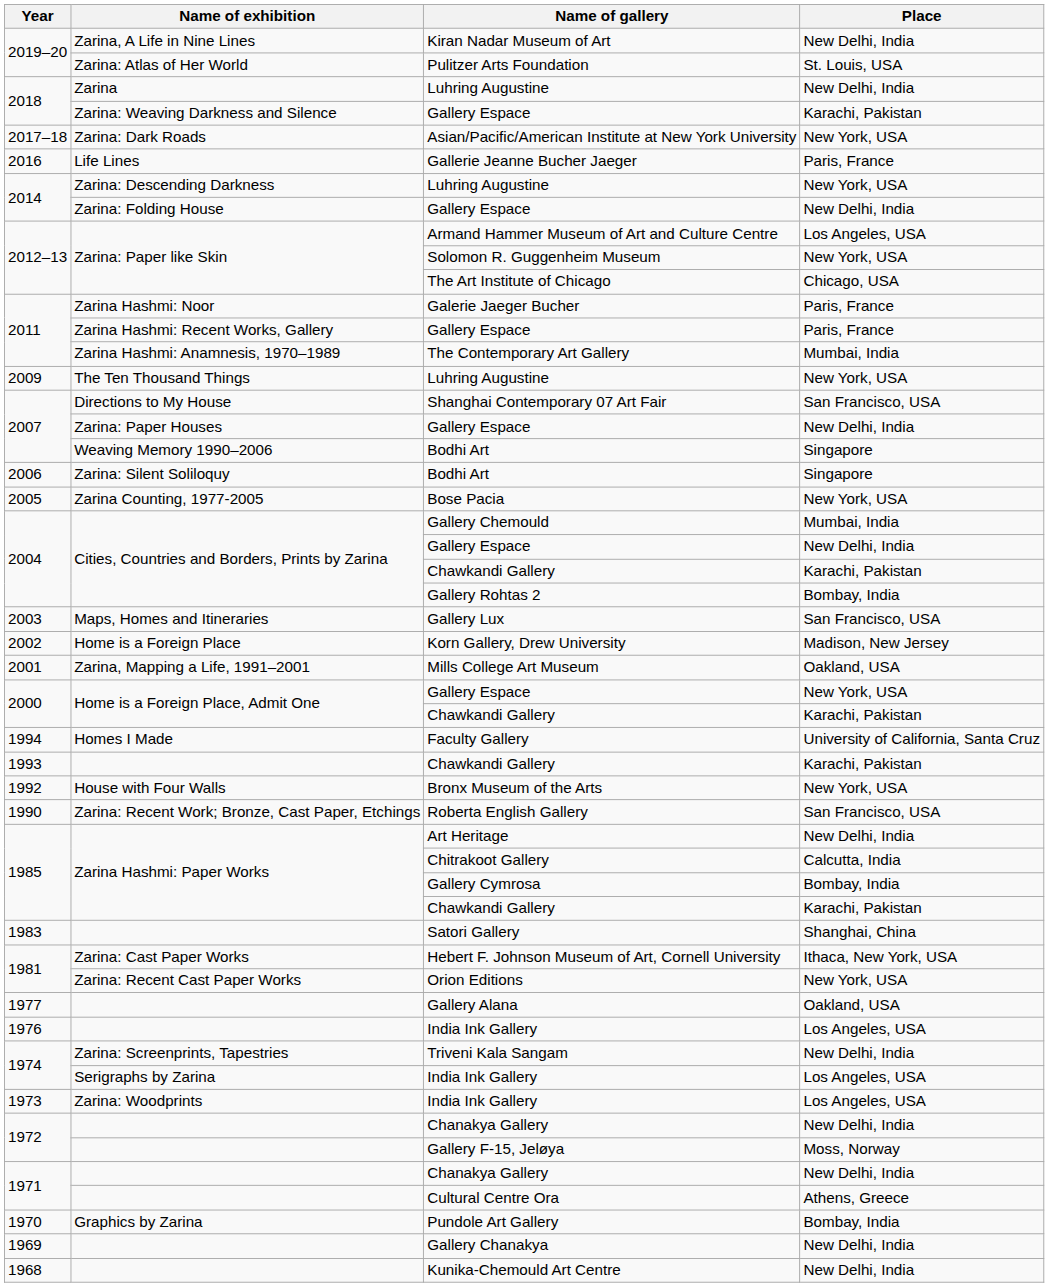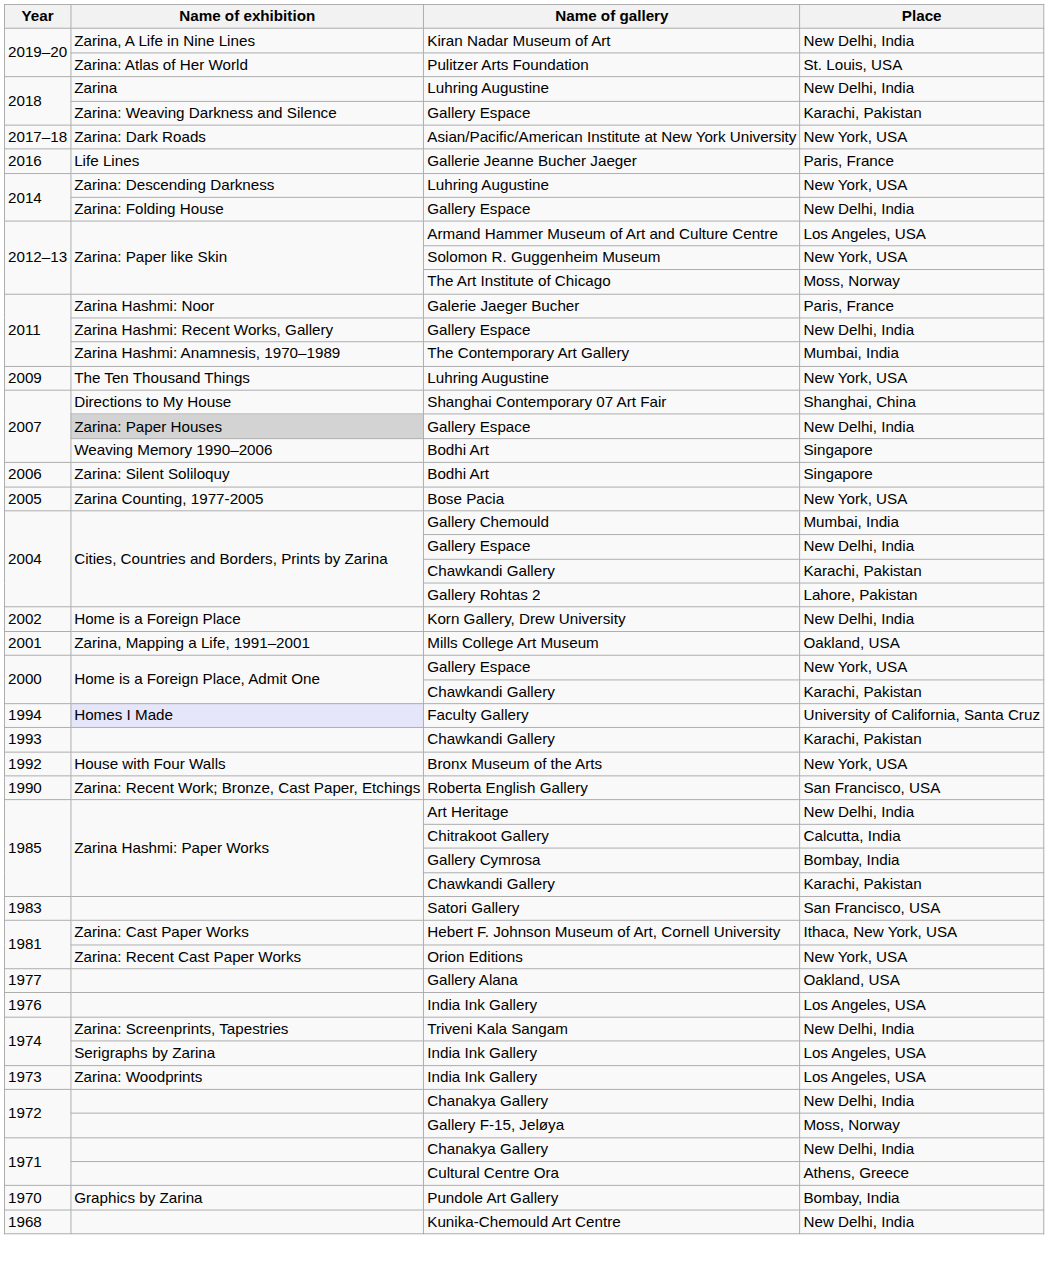(851, 281) Chicago, USA -> (852, 281) Moss, Norway
(849, 329) Paris, France -> (859, 329) New Delhi, India
(872, 402) San Francisco, USA -> (860, 402) Shanghai, China
(148, 426) no background -> (148, 426) lightgrey background
(851, 595) Bombay, India -> (860, 595) Lahore, Pakistan
- row: (25, 619)
(876, 643) Madison, New Jersey -> (859, 619) New Delhi, India
(124, 739) no background -> (124, 715) lavender background
(860, 932) Shanghai, China -> (872, 908) San Francisco, USA
- row: (25, 1245)
